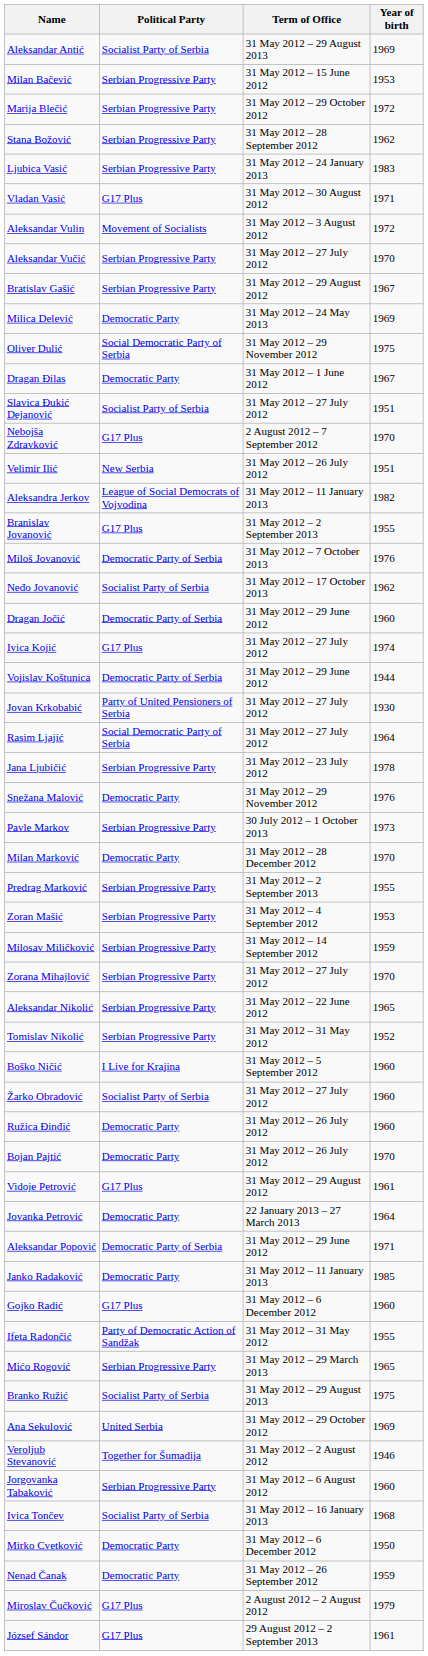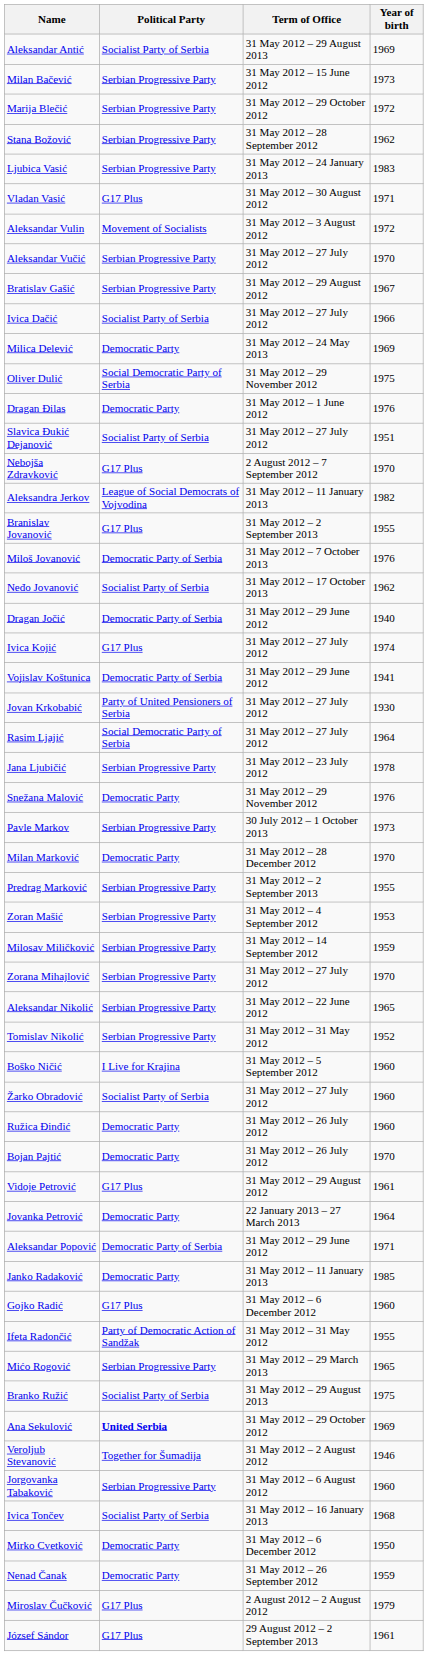(384, 79) 1953 -> (384, 79) 1973
+ row: (32, 318)
(384, 378) 1967 -> (384, 408) 1976
- row: (32, 468)
(384, 618) 1960 -> (384, 618) 1940
(384, 677) 1944 -> (384, 677) 1941
(132, 1426) normal -> (134, 1426) bold
